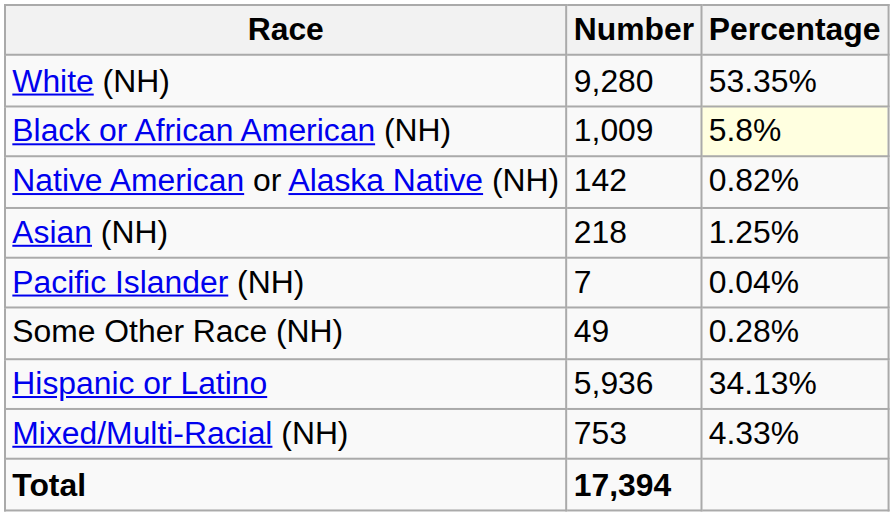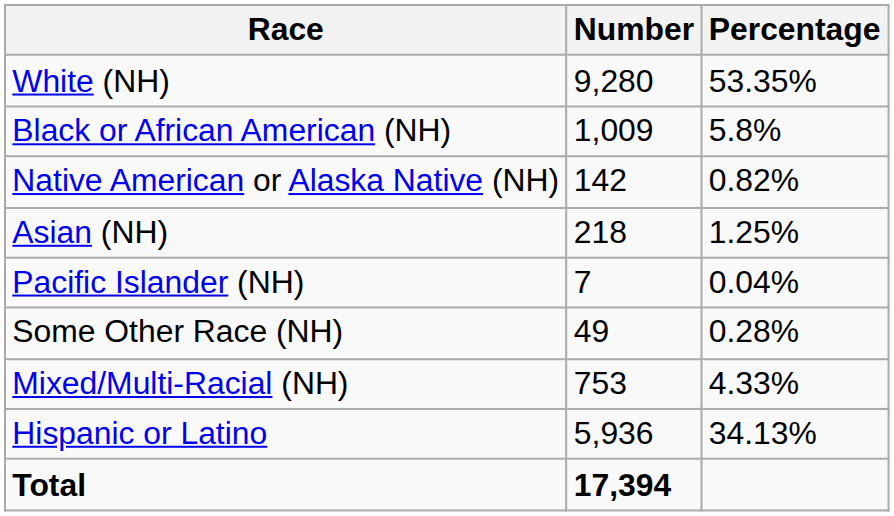(745, 130) lightyellow background -> (745, 130) no background
rows swapped: (180, 433) <-> (140, 383)
